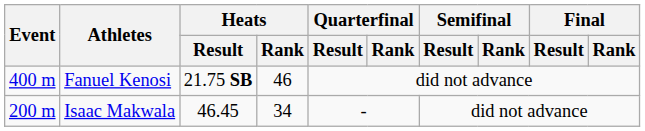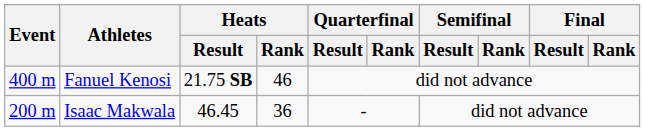(283, 111) 34 -> (283, 111) 36
